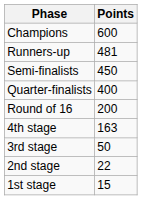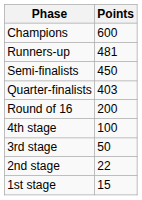(107, 90) 400 -> (107, 90) 403
(107, 128) 163 -> (107, 128) 100
